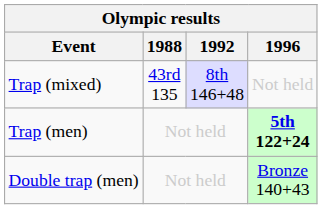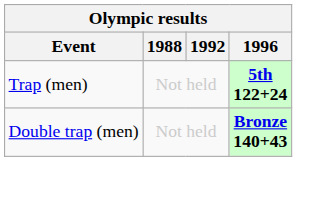- row: (55, 84)
(283, 179) normal -> (260, 131) bold
